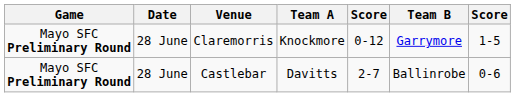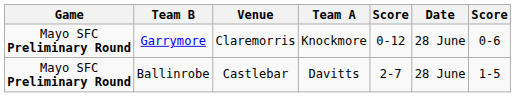columns swapped: (162, 14) <-> (429, 14)
(490, 41) 1-5 -> (490, 41) 0-6
(490, 75) 0-6 -> (490, 75) 1-5
